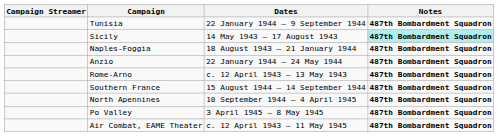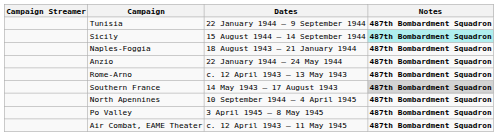(272, 36) 14 May 1943 – 17 August 1943 -> (286, 36) 15 August 1944 – 14 September 1944
(286, 87) 15 August 1944 – 14 September 1944 -> (272, 87) 14 May 1943 – 17 August 1943
(431, 87) no background -> (431, 87) lightgrey background
